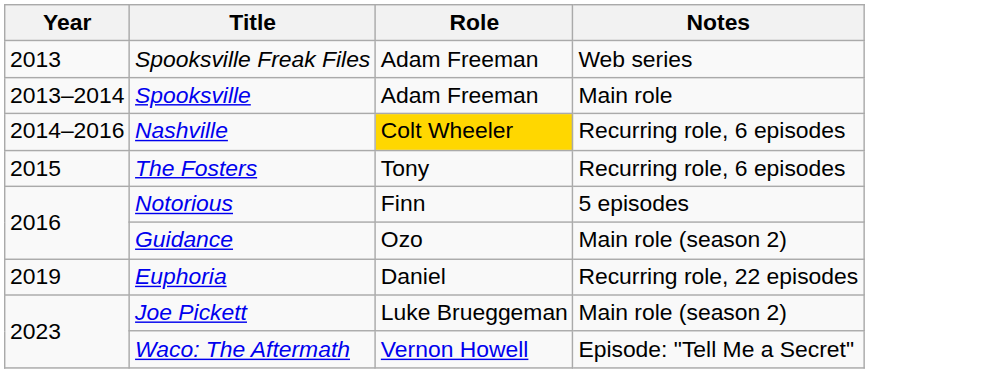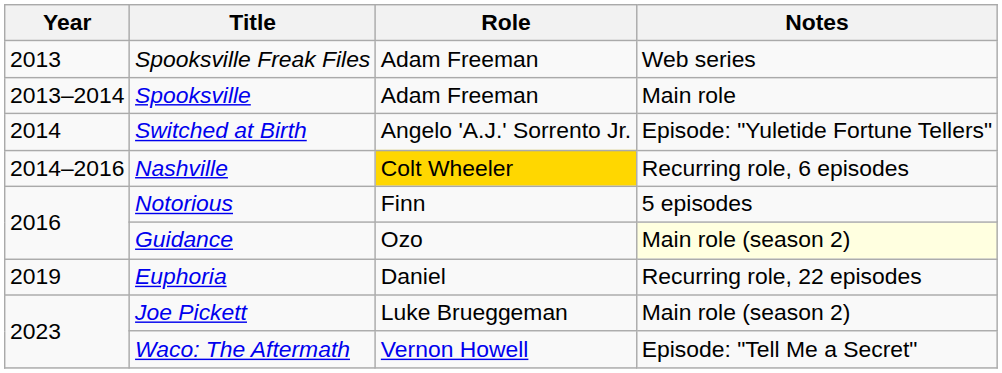+ row: (221, 131)
- row: (196, 167)
(683, 240) no background -> (746, 240) lightyellow background
